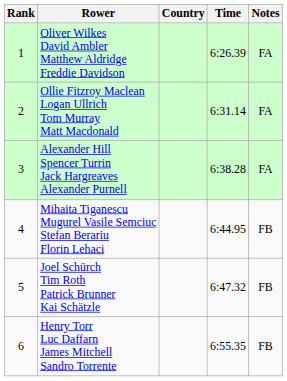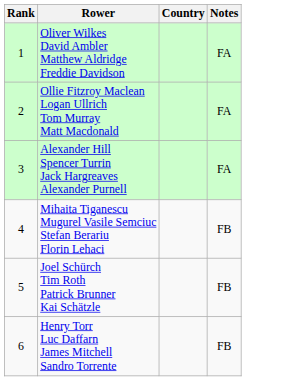- column: (228, 13)
